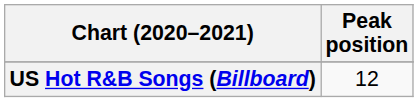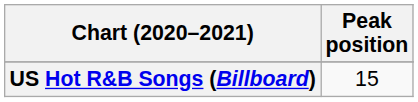(367, 79) 12 -> (367, 79) 15
